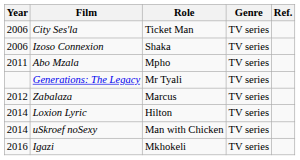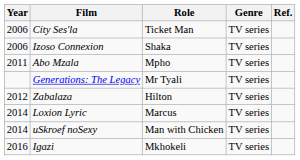(161, 96) Marcus -> (158, 96) Hilton
(158, 113) Hilton -> (161, 113) Marcus
